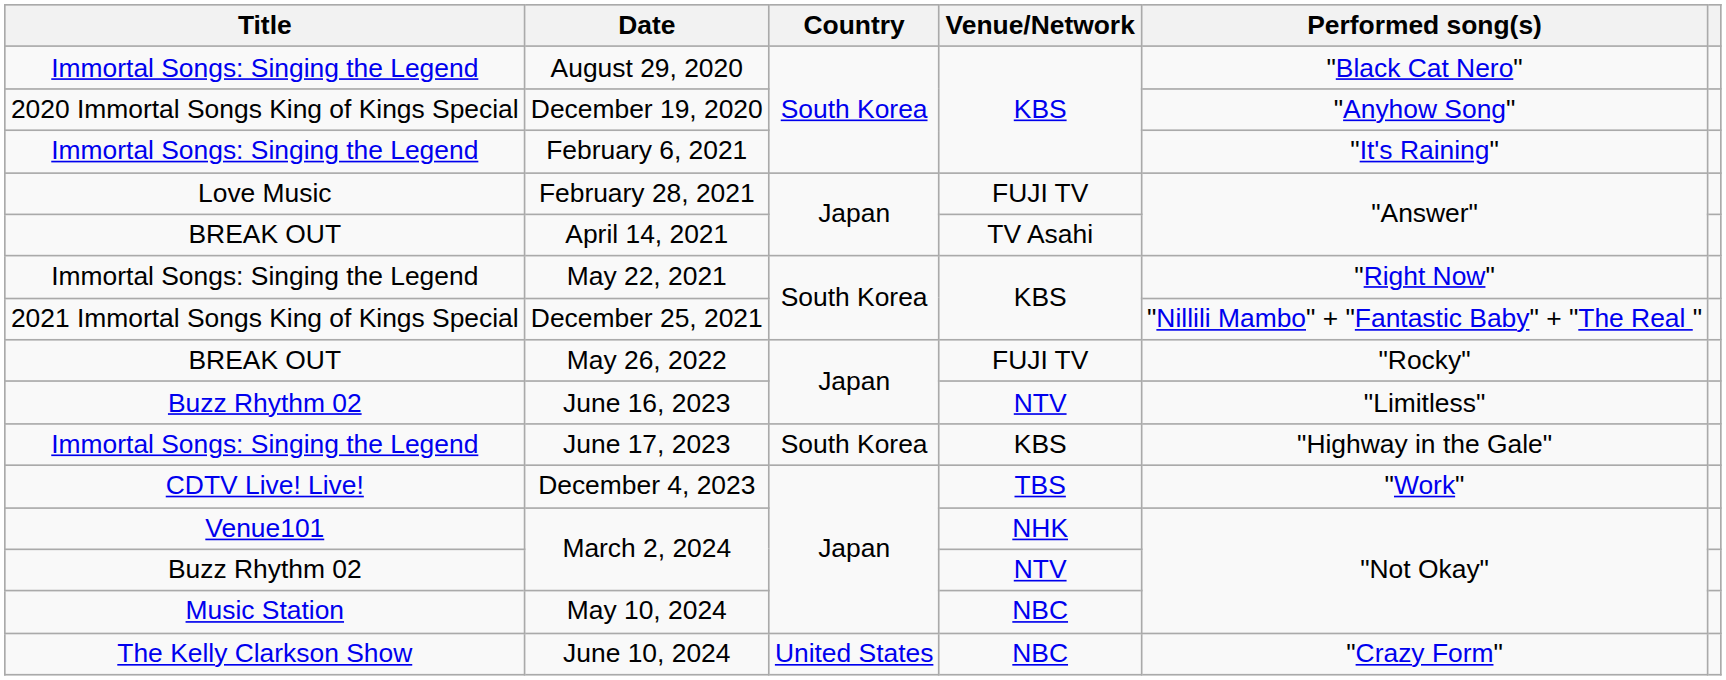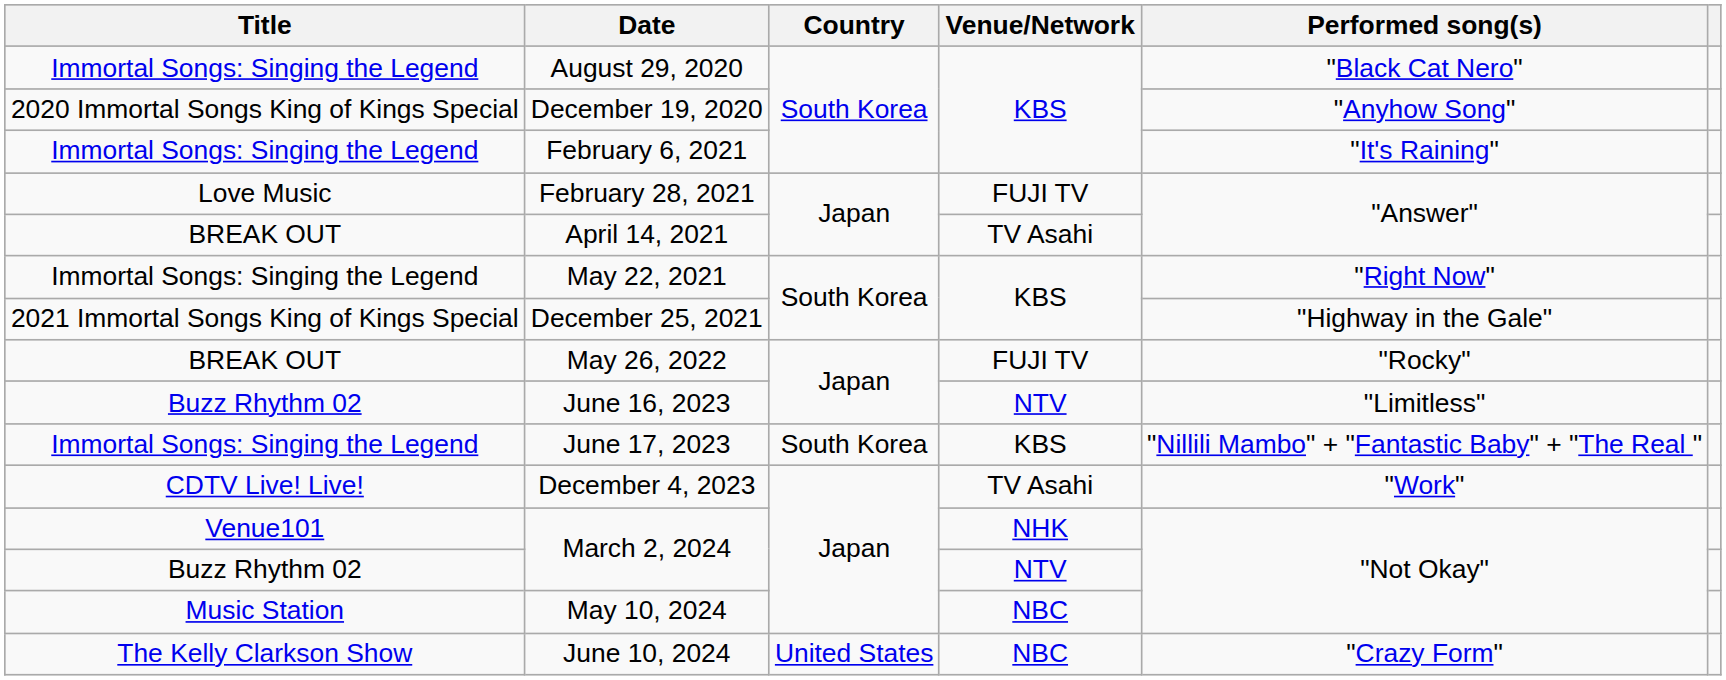(1425, 318) "Nillili Mambo" + "Fantastic Baby" + "The Real " -> (1425, 318) "Highway in the Gale"
(1425, 444) "Highway in the Gale" -> (1425, 444) "Nillili Mambo" + "Fantastic Baby" + "The Real "
(1040, 485) TBS -> (1040, 485) TV Asahi
